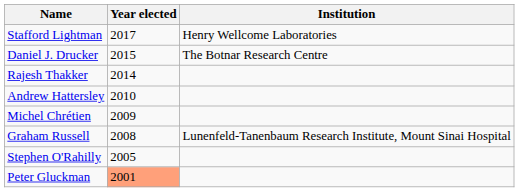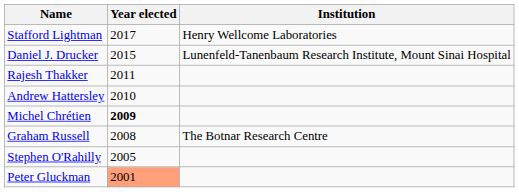(255, 55) The Botnar Research Centre -> (347, 55) Lunenfeld-Tanenbaum Research Institute, Mount Sinai Hospital
(123, 75) 2014 -> (123, 75) 2011
(123, 116) normal -> (123, 116) bold
(347, 136) Lunenfeld-Tanenbaum Research Institute, Mount Sinai Hospital -> (255, 136) The Botnar Research Centre
